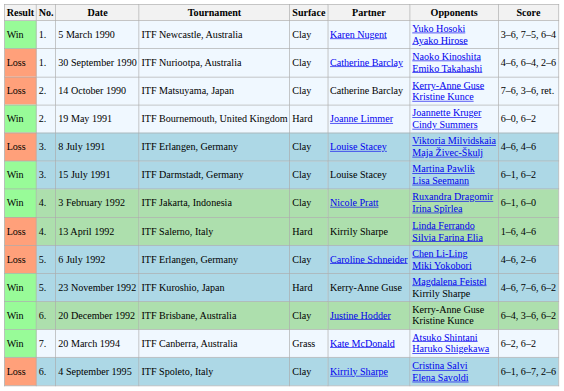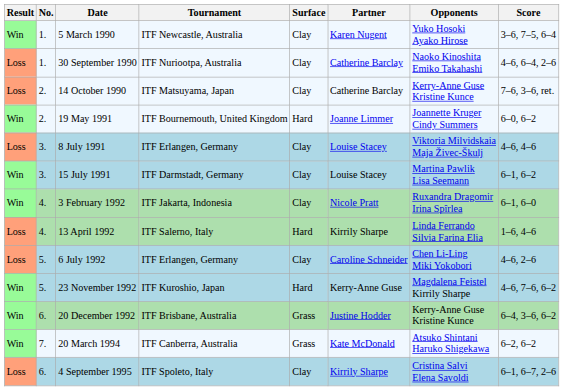(302, 315) Clay -> (304, 315) Grass
